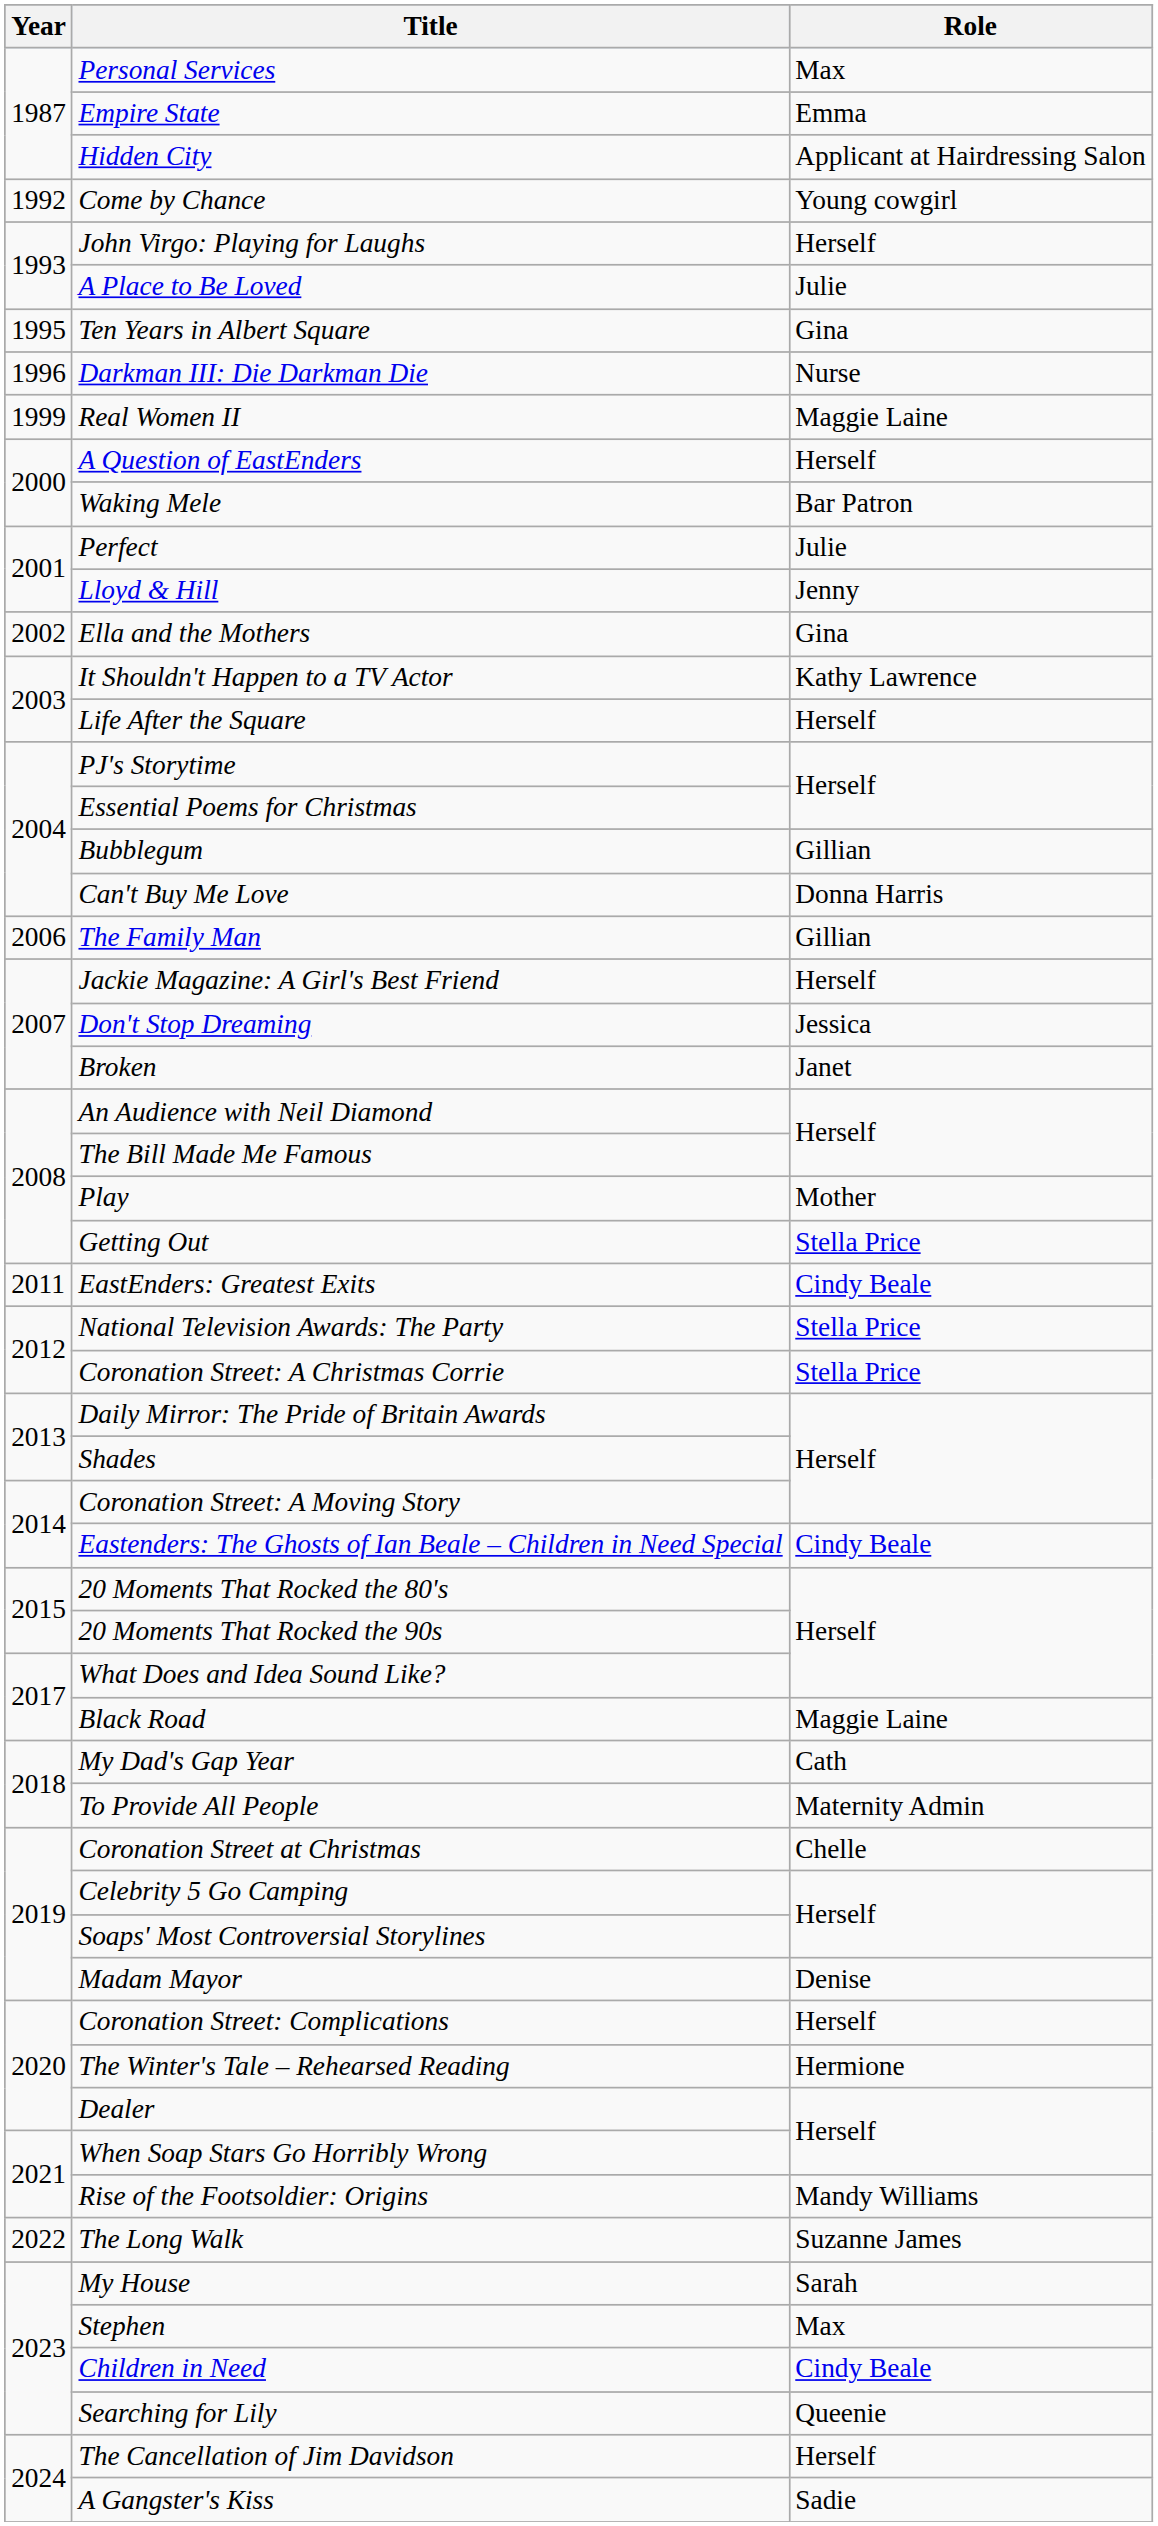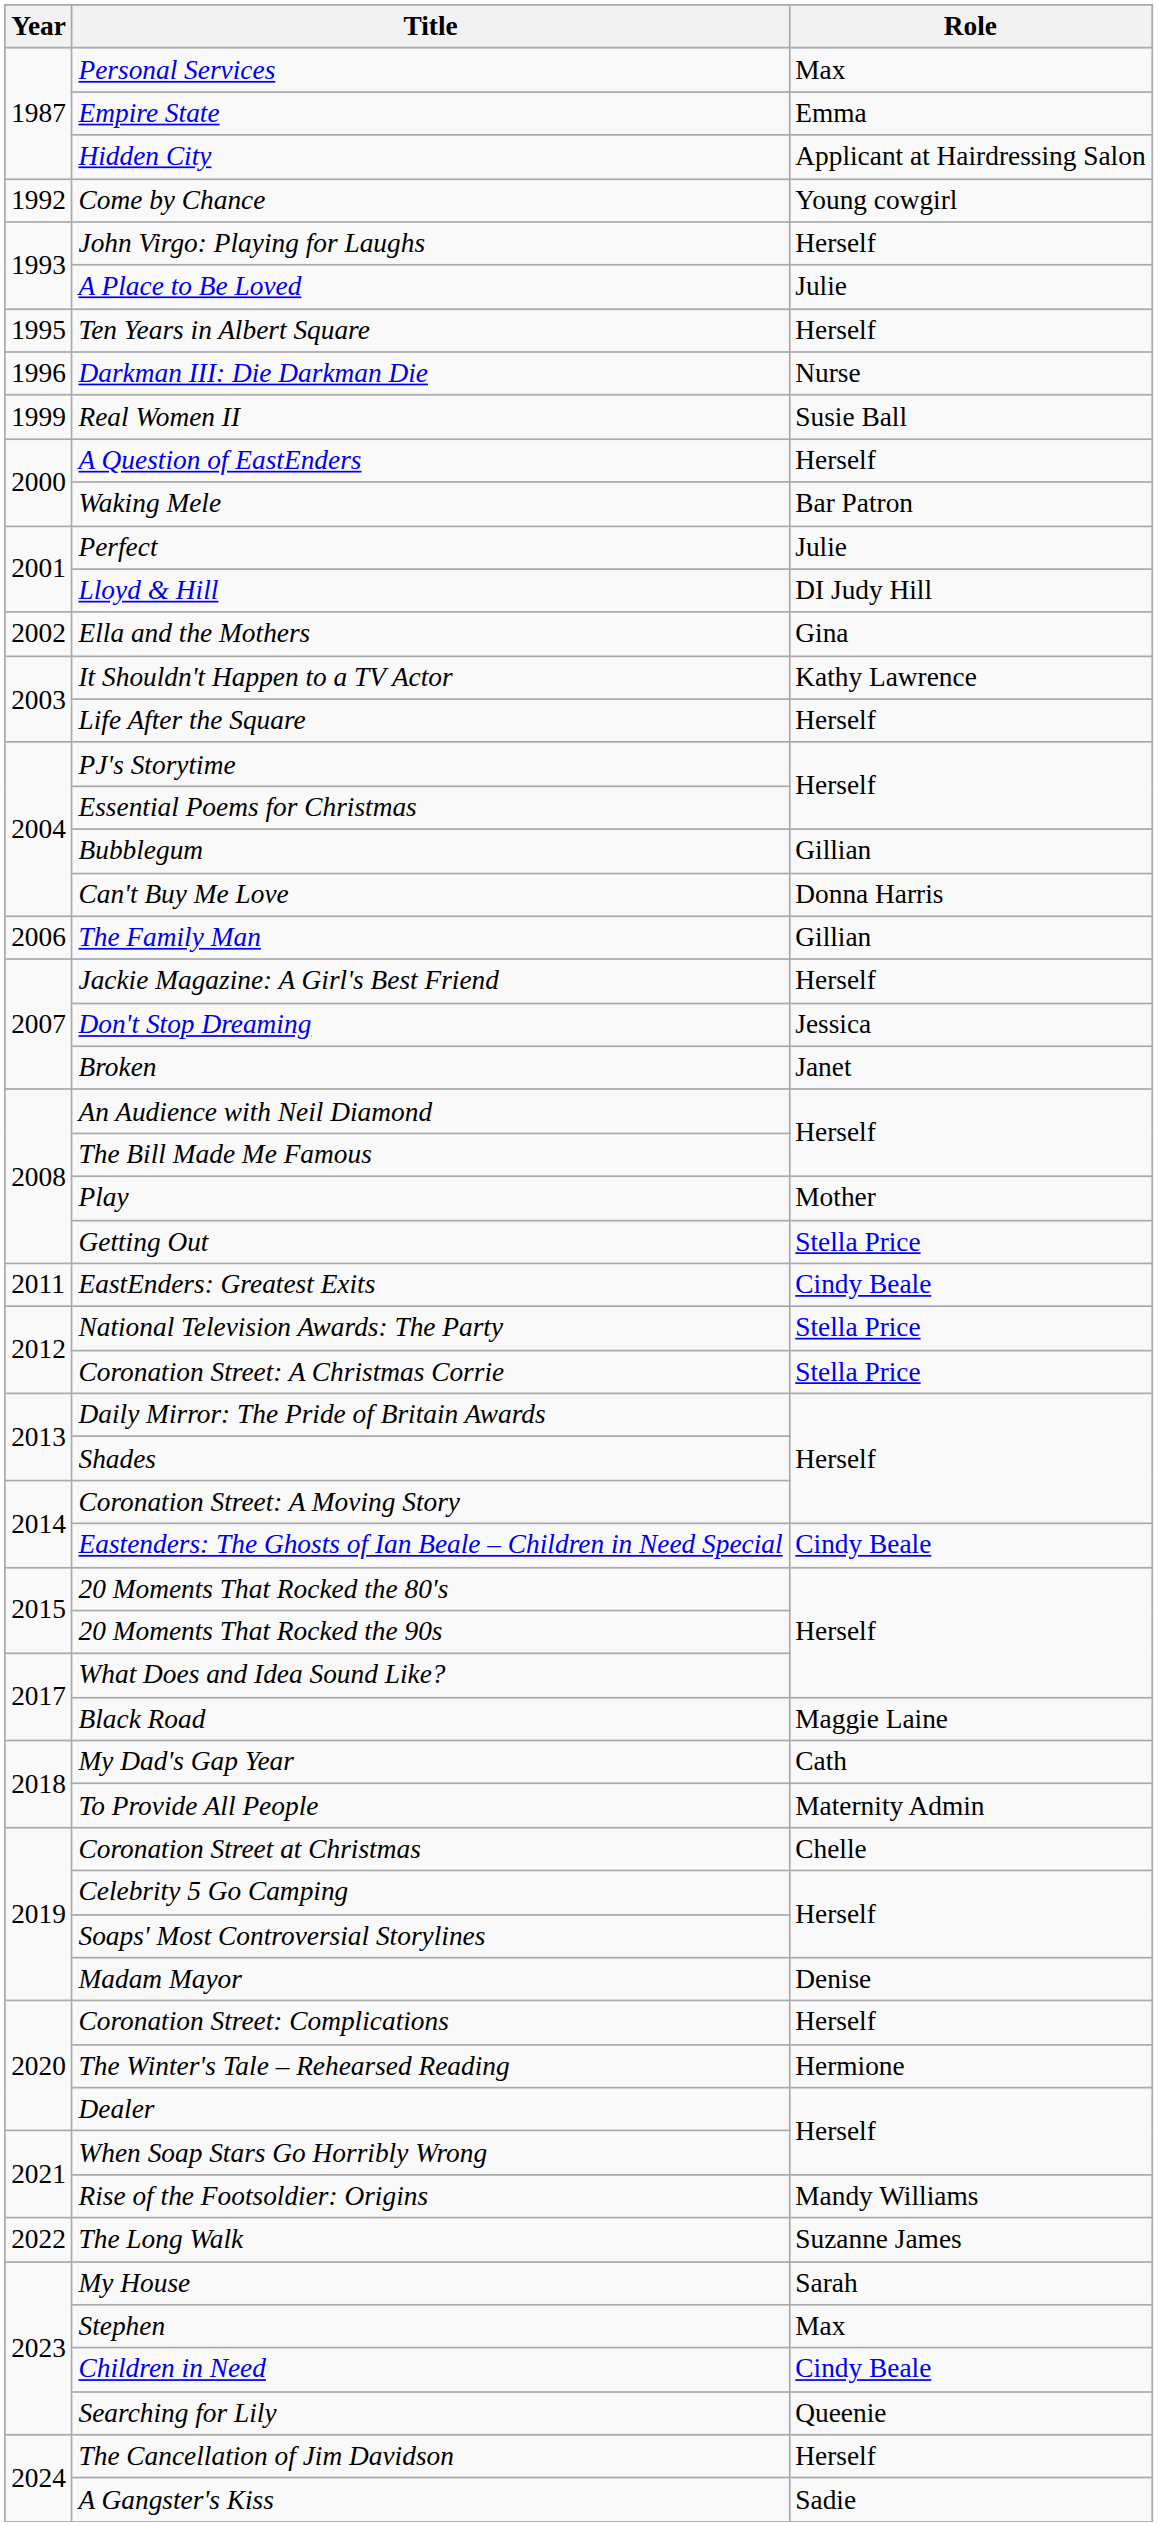(822, 329) Gina -> (836, 329) Herself
(872, 416) Maggie Laine -> (851, 416) Susie Ball
(827, 590) Jenny -> (864, 590) DI Judy Hill
